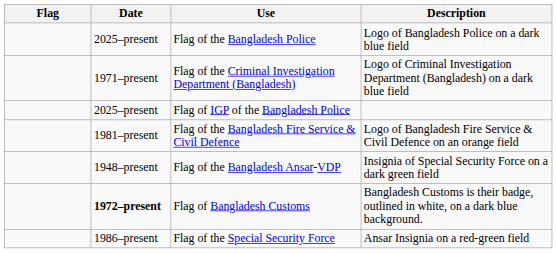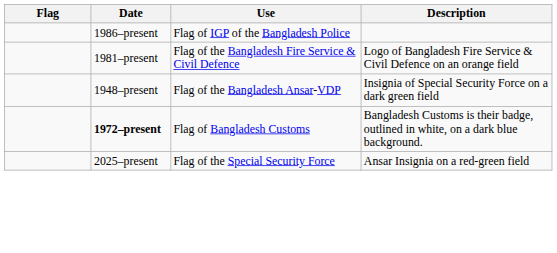- row: (244, 39)
- row: (254, 78)
(126, 110) 2025–present -> (126, 32) 1986–present
(126, 238) 1986–present -> (126, 161) 2025–present
